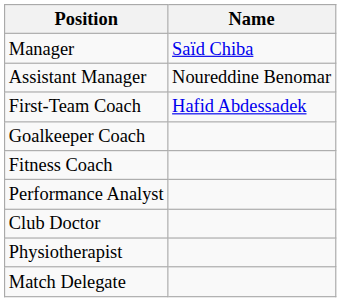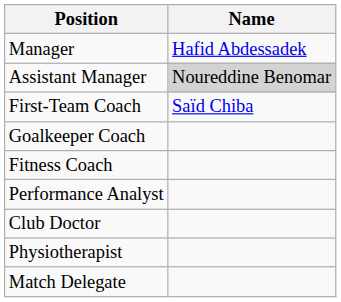(213, 48) Saïd Chiba -> (239, 48) Hafid Abdessadek
(252, 77) no background -> (252, 77) lightgrey background
(239, 106) Hafid Abdessadek -> (213, 106) Saïd Chiba
